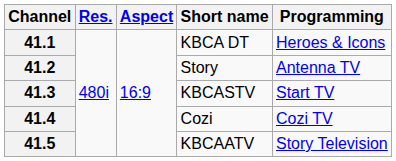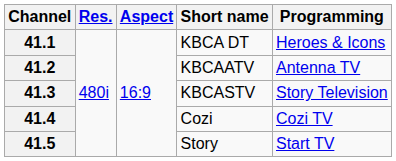(199, 67) Story -> (217, 67) KBCAATV
(305, 93) Start TV -> (332, 93) Story Television
(217, 144) KBCAATV -> (199, 144) Story
(332, 144) Story Television -> (305, 144) Start TV
